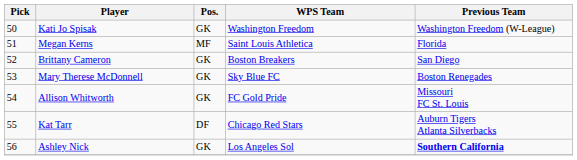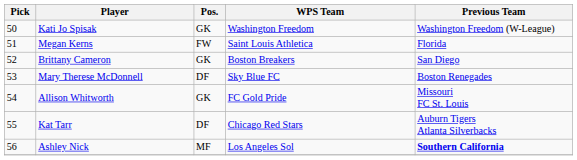(203, 44) MF -> (204, 44) FW
(203, 76) GK -> (203, 76) DF
(203, 147) GK -> (203, 147) MF
